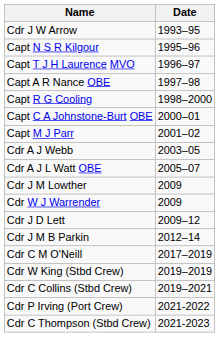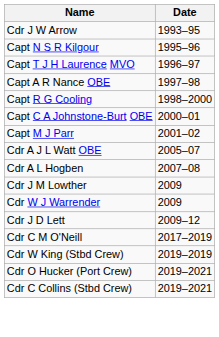- row: (40, 151)
+ row: (45, 168)
- row: (48, 237)
+ row: (69, 271)
- row: (65, 306)
- row: (79, 323)
